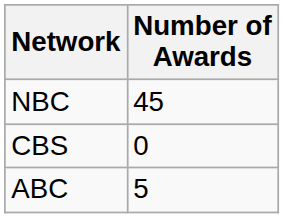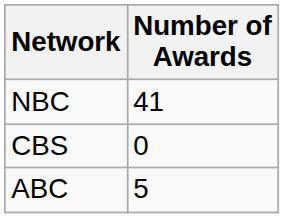(149, 101) 45 -> (149, 101) 41
